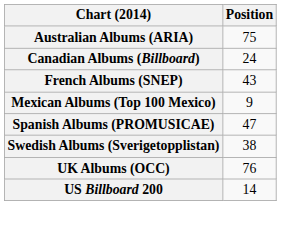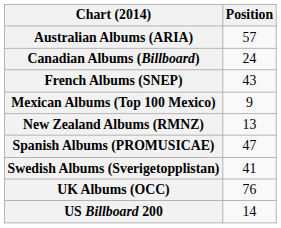(249, 37) 75 -> (249, 37) 57
+ row: (113, 124)
(249, 146) 38 -> (249, 168) 41
